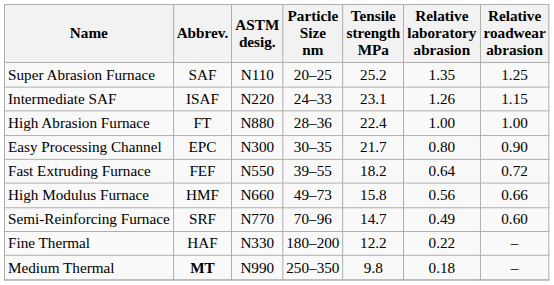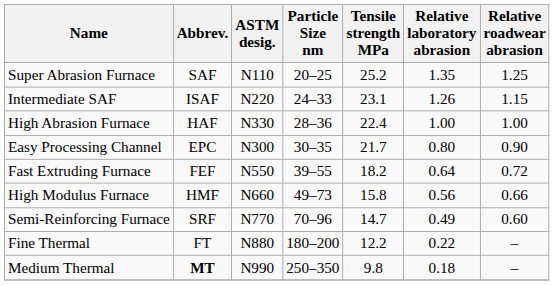(202, 123) FT -> (202, 123) HAF
(257, 123) N880 -> (257, 123) N330
(202, 243) HAF -> (202, 243) FT
(257, 243) N330 -> (257, 243) N880
